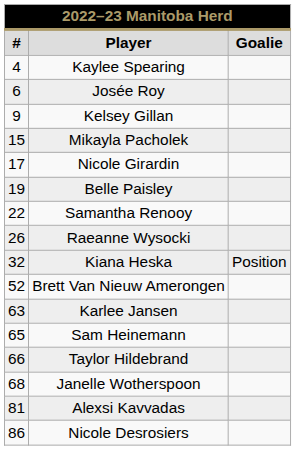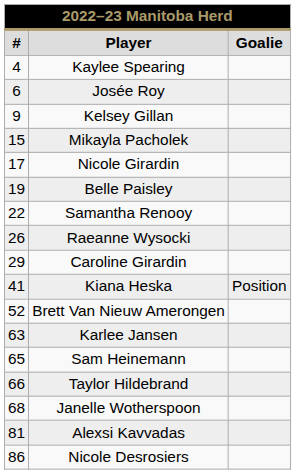+ row: (129, 262)
(17, 262) 32 -> (17, 286) 41
